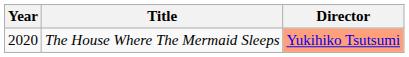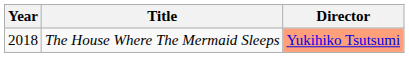(23, 40) 2020 -> (23, 40) 2018
